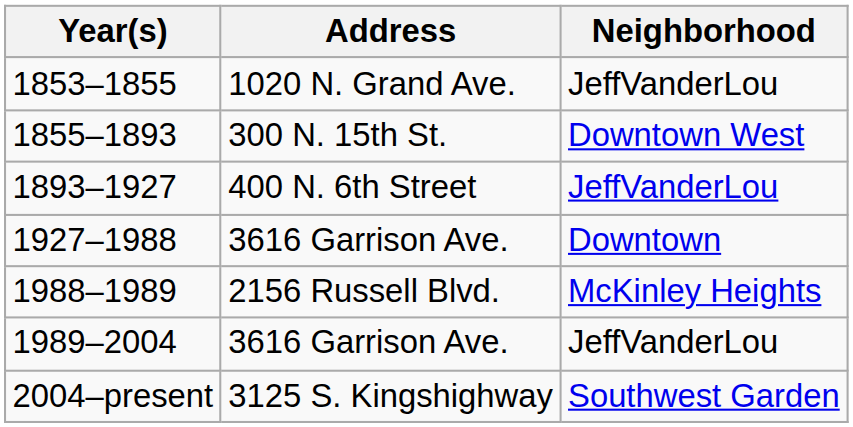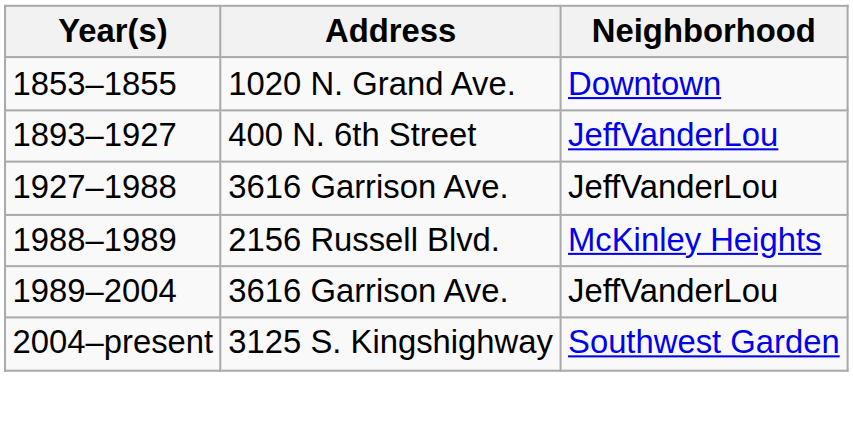(673, 83) JeffVanderLou -> (645, 83) Downtown
- row: (95, 135)
(645, 239) Downtown -> (673, 187) JeffVanderLou
